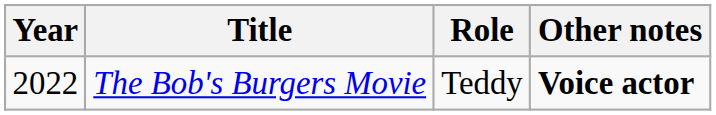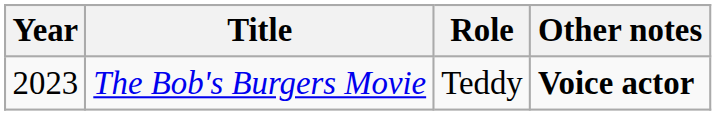(45, 82) 2022 -> (45, 82) 2023
